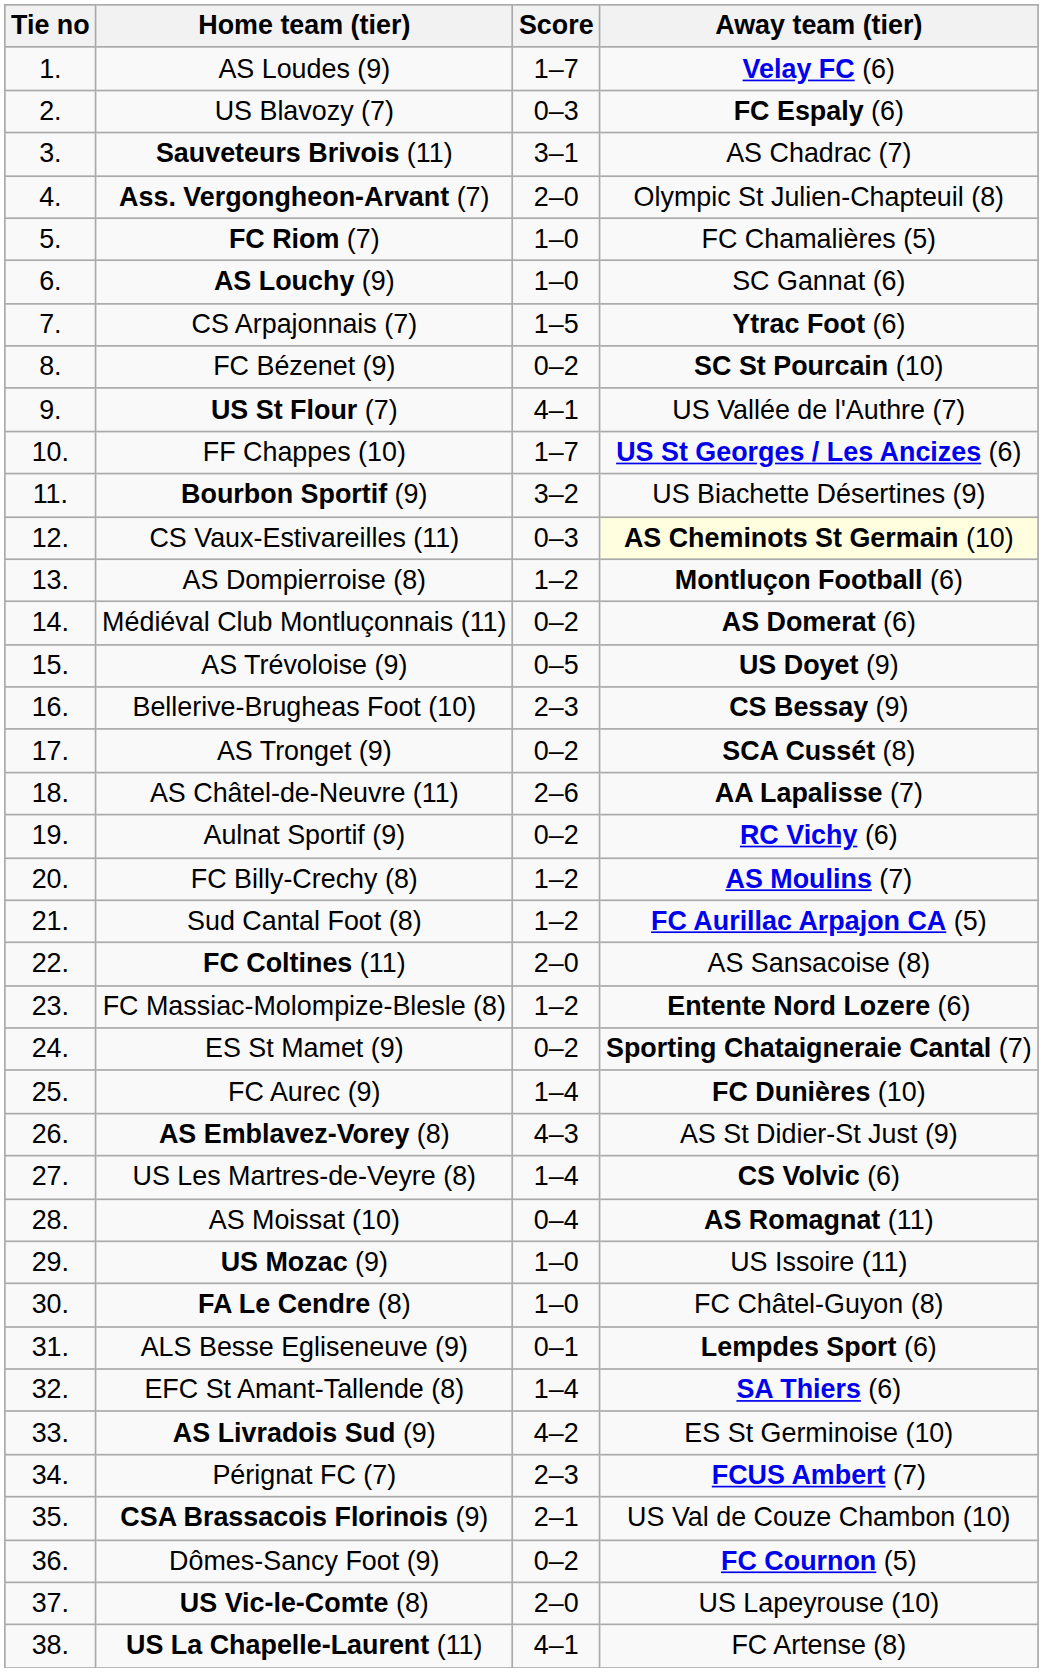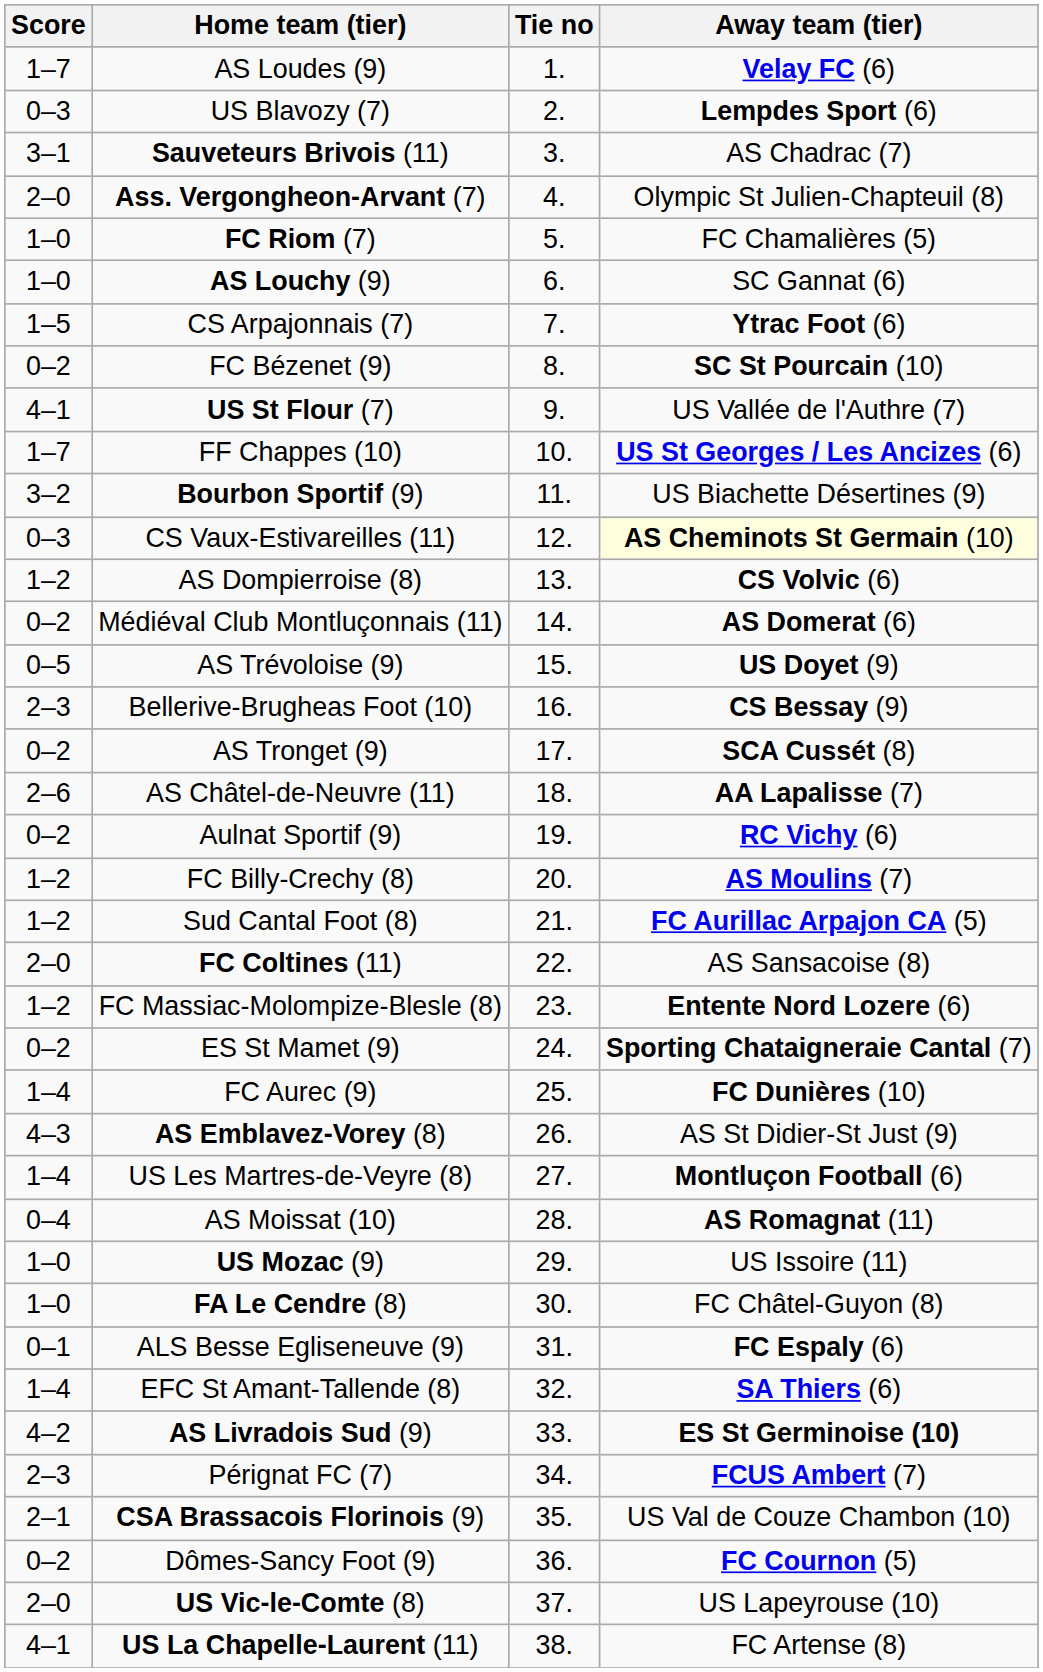columns swapped: (50, 25) <-> (556, 25)
(819, 111) FC Espaly (6) -> (819, 111) Lempdes Sport (6)
(819, 580) Montluçon Football (6) -> (819, 580) CS Volvic (6)
(819, 1176) CS Volvic (6) -> (819, 1176) Montluçon Football (6)
(819, 1347) Lempdes Sport (6) -> (819, 1347) FC Espaly (6)
(819, 1432) normal -> (819, 1432) bold
